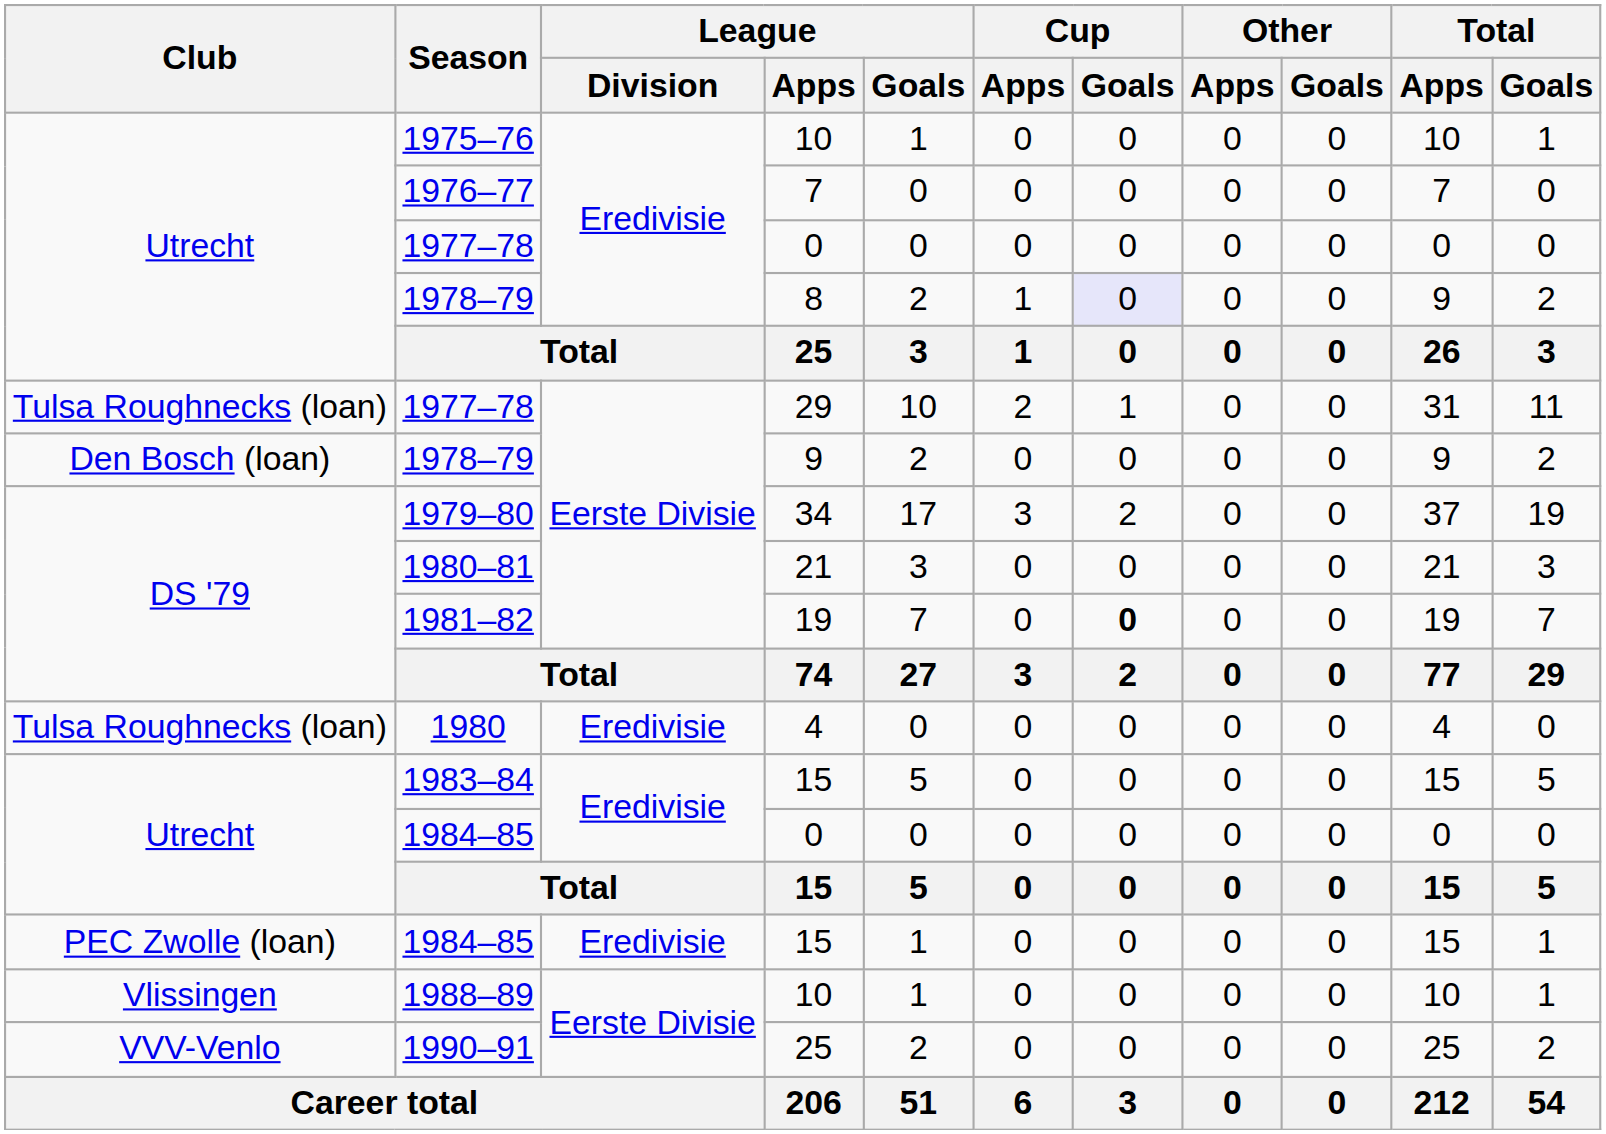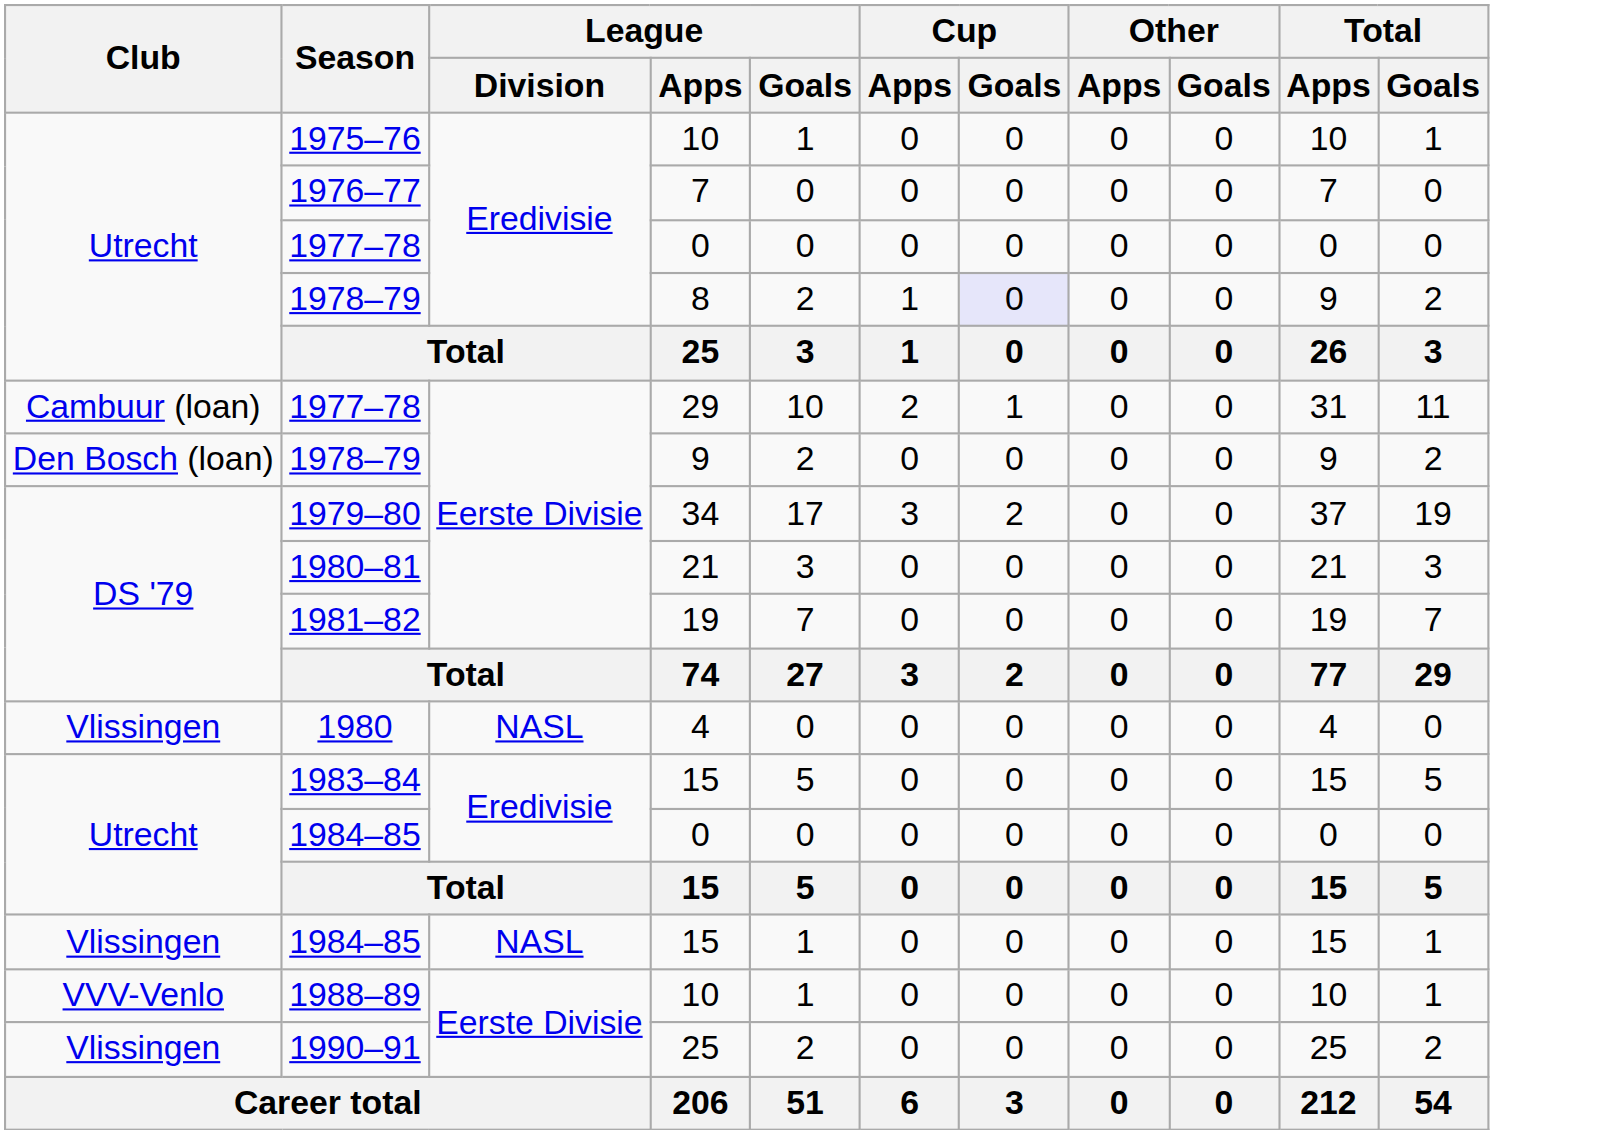(200, 406) Tulsa Roughnecks (loan) -> (143, 406) Cambuur (loan)
(1128, 620) bold -> (1014, 620) normal
(200, 727) Tulsa Roughnecks (loan) -> (143, 727) Vlissingen
(653, 727) Eredivisie -> (539, 727) NASL
(200, 941) PEC Zwolle (loan) -> (143, 941) Vlissingen
(653, 941) Eredivisie -> (539, 941) NASL
(200, 995) Vlissingen -> (143, 995) VVV-Venlo
(200, 1048) VVV-Venlo -> (143, 1048) Vlissingen
